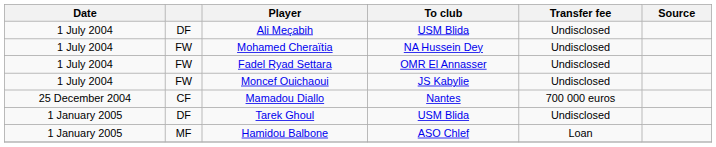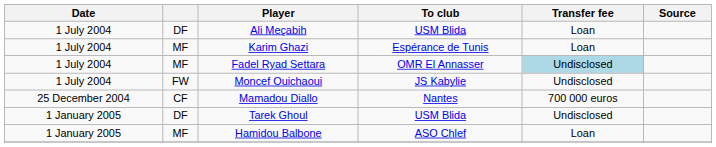(580, 30) Undisclosed -> (583, 30) Loan
+ row: (278, 47)
- row: (285, 47)
(184, 64) FW -> (180, 64) MF
(580, 64) no background -> (583, 64) lightblue background
